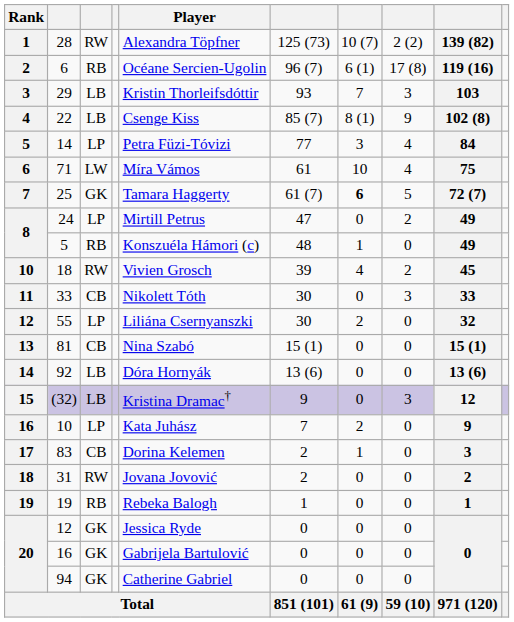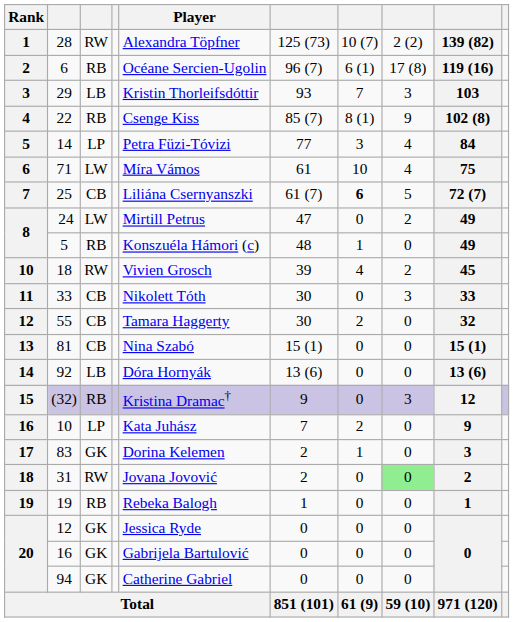(96, 118) LB -> (96, 118) RB
(96, 194) GK -> (96, 194) CB
(176, 194) Tamara Haggerty -> (188, 194) Liliána Csernyanszki
(96, 219) LP -> (96, 219) LW
(96, 321) LP -> (96, 321) CB
(188, 321) Liliána Csernyanszki -> (176, 321) Tamara Haggerty
(96, 399) LB -> (96, 399) RB
(96, 451) CB -> (96, 451) GK
(408, 477) no background -> (408, 477) lightgreen background
